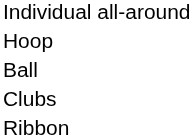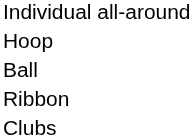rows swapped: (30, 99) <-> (36, 127)
